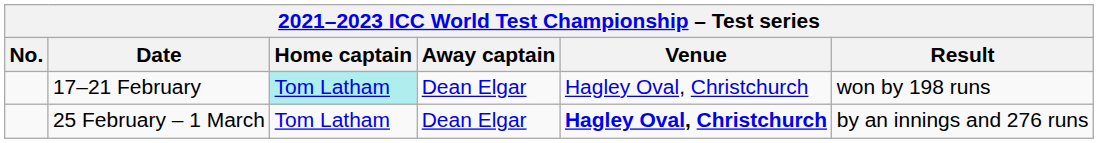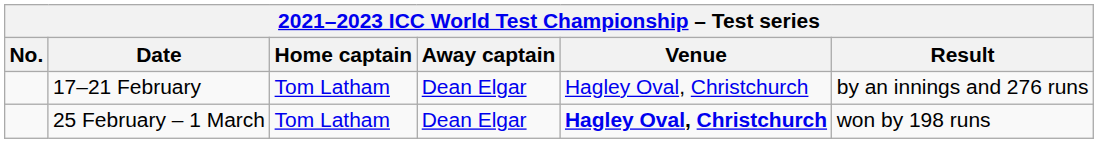(332, 87) paleturquoise background -> (332, 87) no background
(914, 87) won by 198 runs -> (963, 87) by an innings and 276 runs
(963, 120) by an innings and 276 runs -> (914, 120) won by 198 runs
